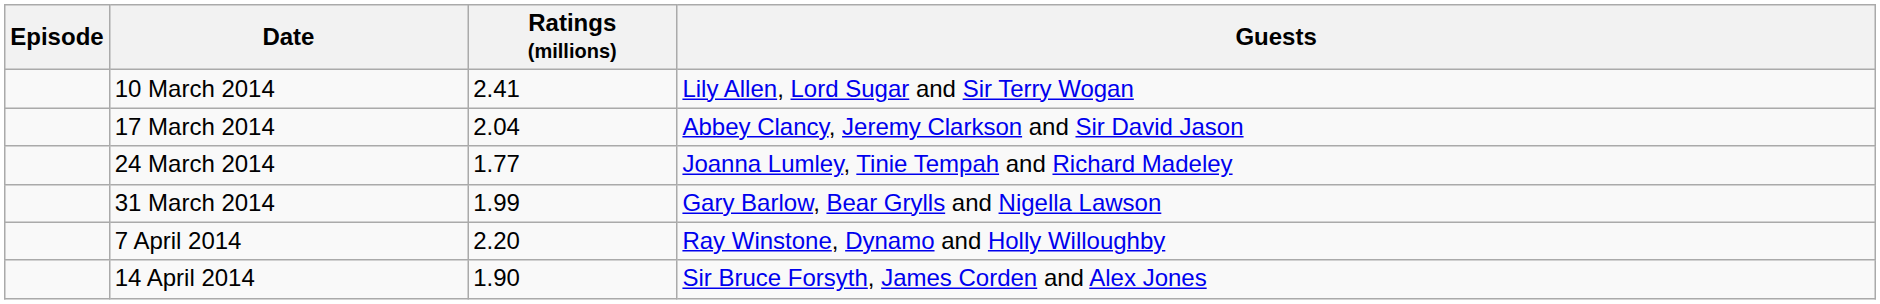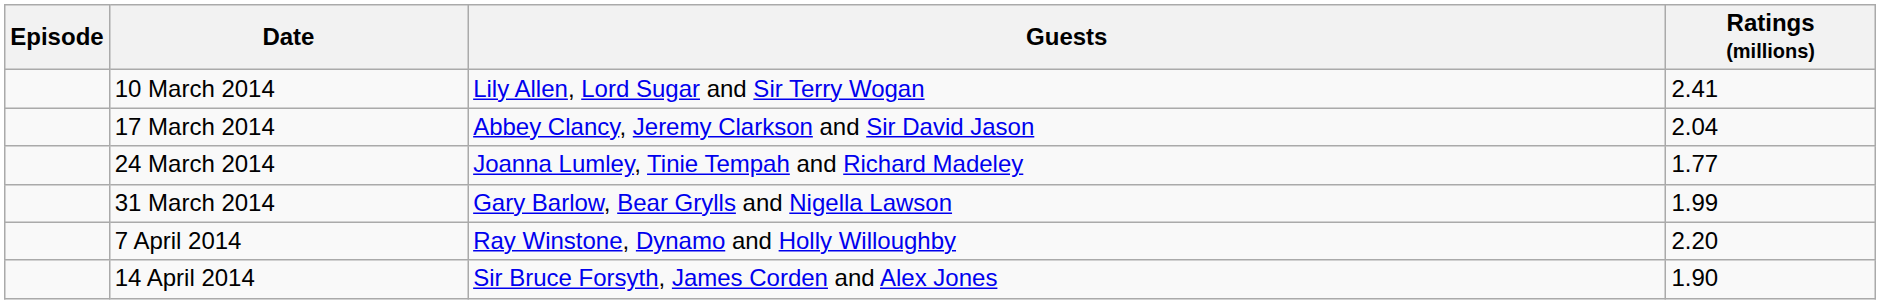columns swapped: (1276, 37) <-> (572, 37)
